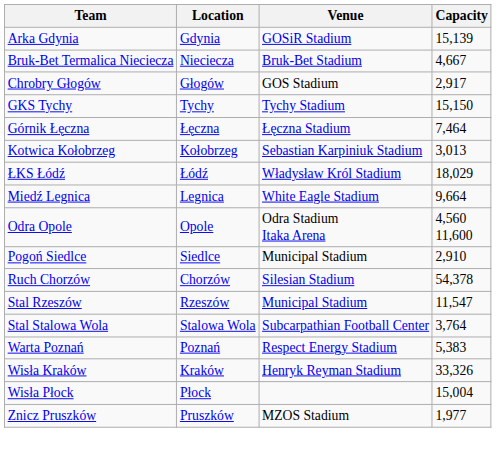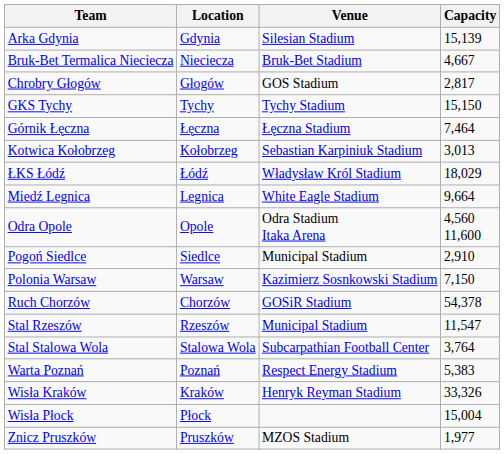(307, 38) GOSiR Stadium -> (308, 38) Silesian Stadium
(451, 83) 2,917 -> (459, 83) 2,817
+ row: (52, 280)
(308, 280) Silesian Stadium -> (307, 303) GOSiR Stadium
